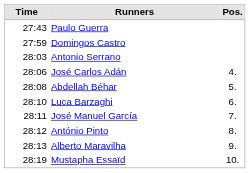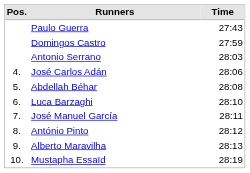columns swapped: (233, 12) <-> (27, 12)
